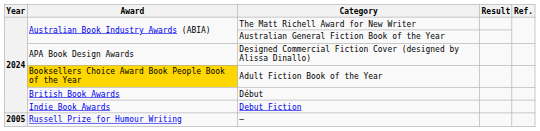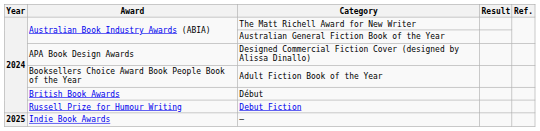(127, 76) gold background -> (127, 76) no background
(70, 107) Indie Book Awards -> (105, 107) Russell Prize for Humour Writing
(16, 120) 2005 -> (16, 120) 2025
(105, 120) Russell Prize for Humour Writing -> (70, 120) Indie Book Awards
